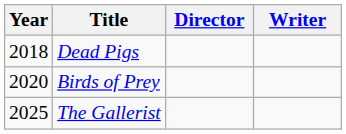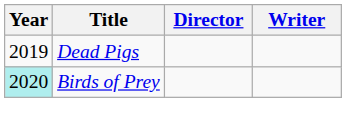(29, 50) 2018 -> (29, 50) 2019
(29, 81) no background -> (29, 81) paleturquoise background
- row: (109, 112)
